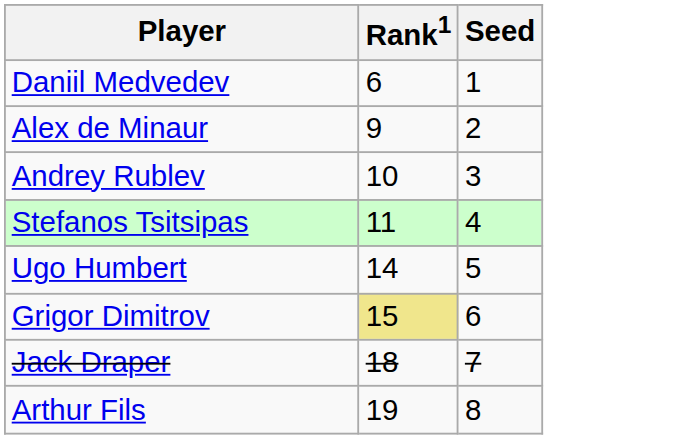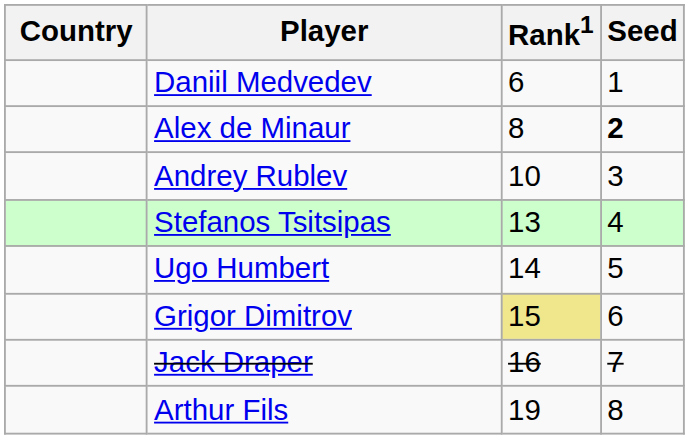+ column: (76, 31)
(374, 129) 9 -> (516, 129) 8
(473, 129) normal -> (615, 129) bold
(381, 222) 11 -> (524, 222) 13
(382, 362) 18 -> (524, 362) 16
